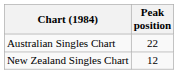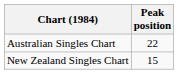(152, 60) 12 -> (152, 60) 15
